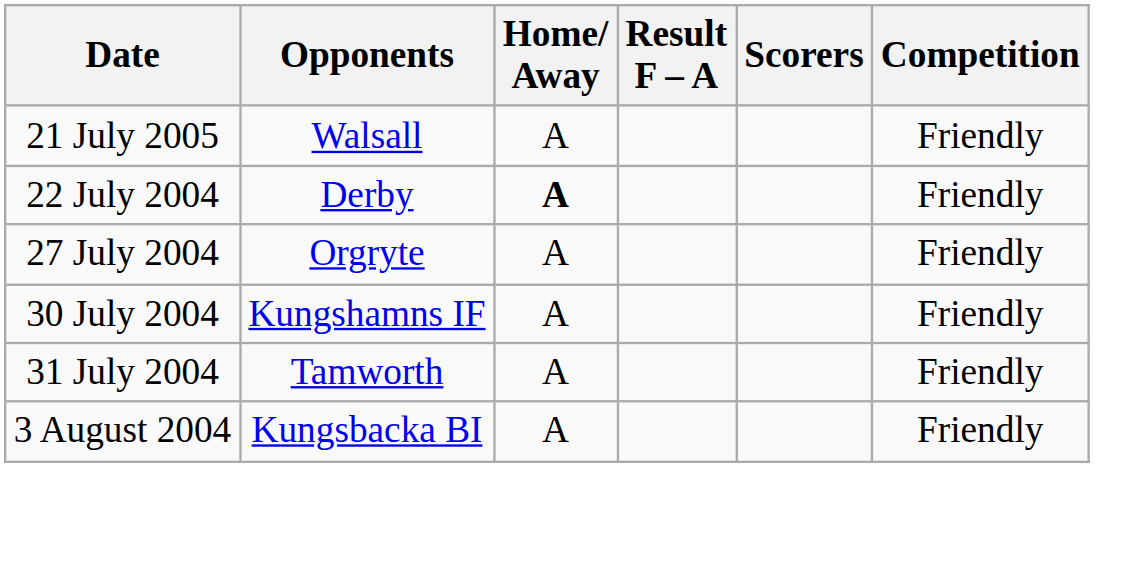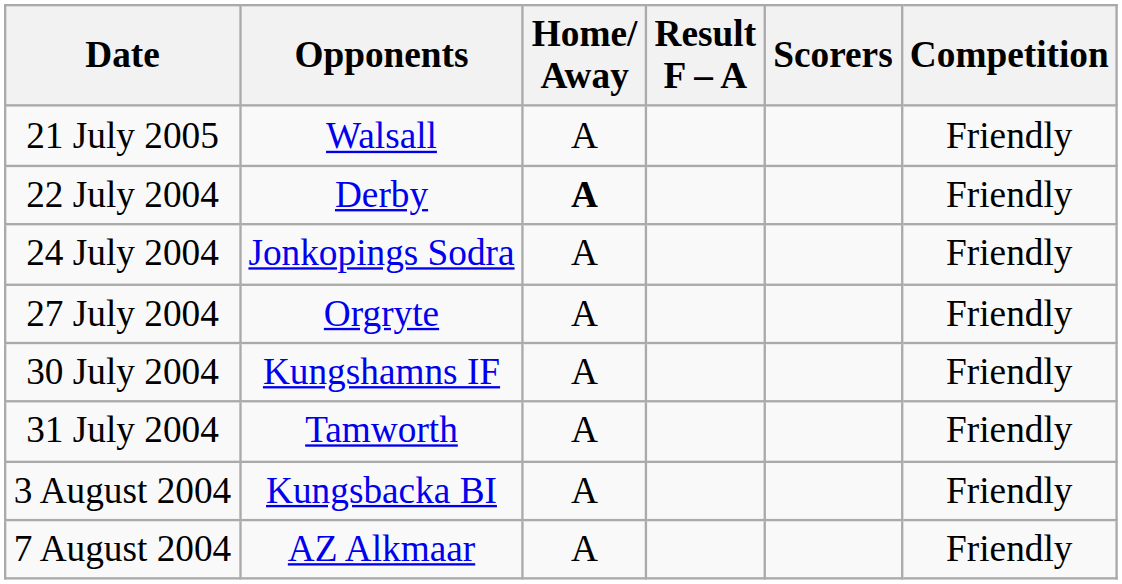+ row: (122, 253)
+ row: (123, 548)
